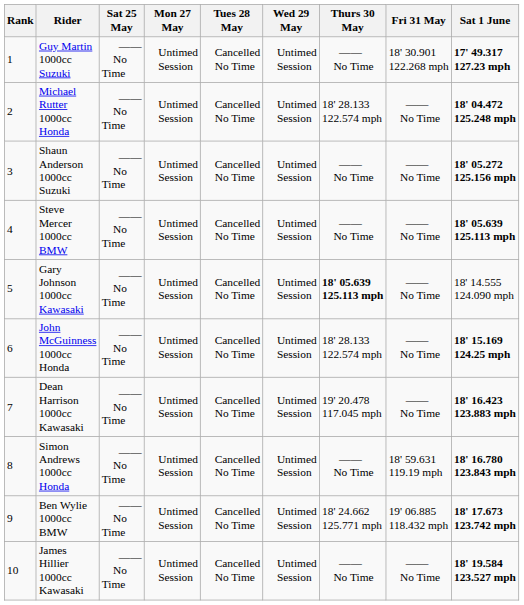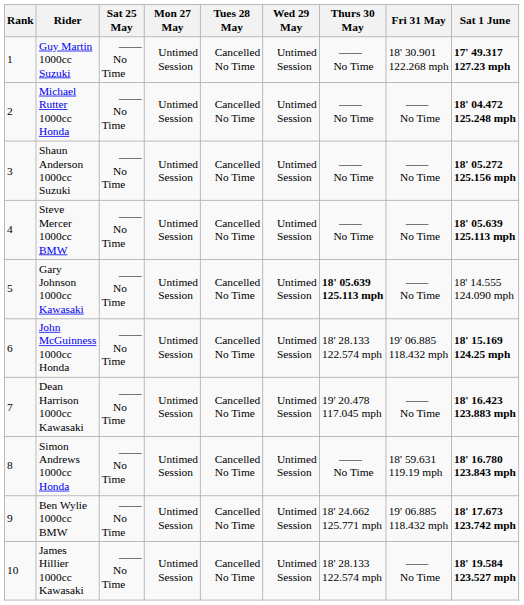(352, 112) 18' 28.133 122.574 mph -> (348, 112) —— No Time
(414, 348) —— No Time -> (418, 348) 19' 06.885 118.432 mph
(348, 571) —— No Time -> (352, 571) 18' 28.133 122.574 mph
